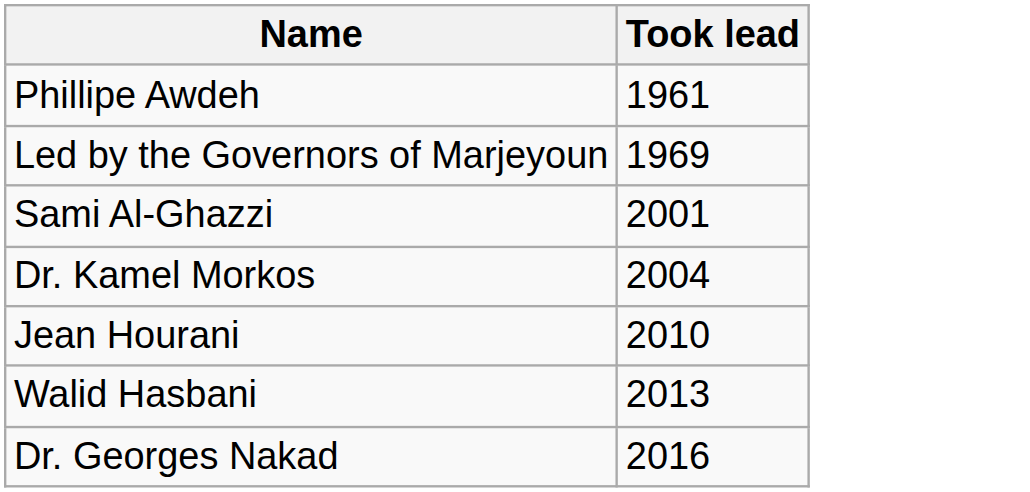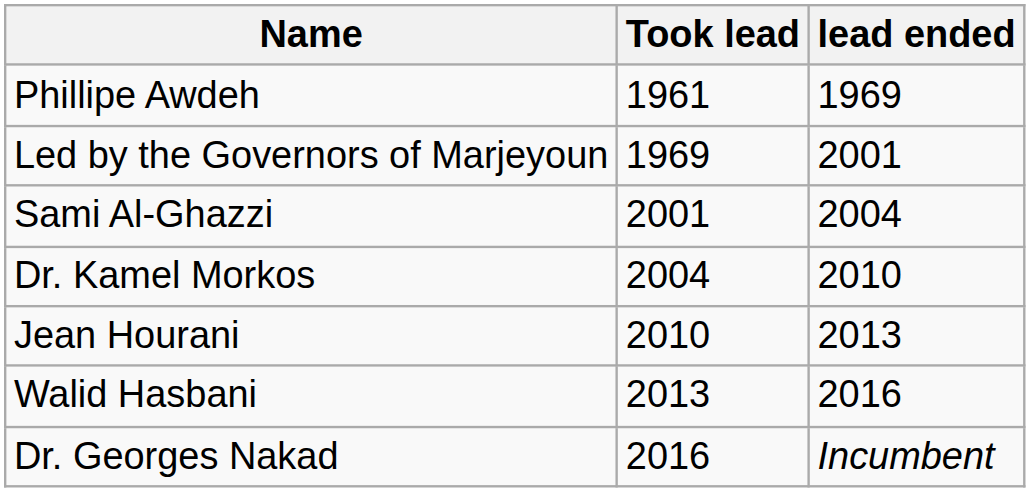+ column: (917, 34)
